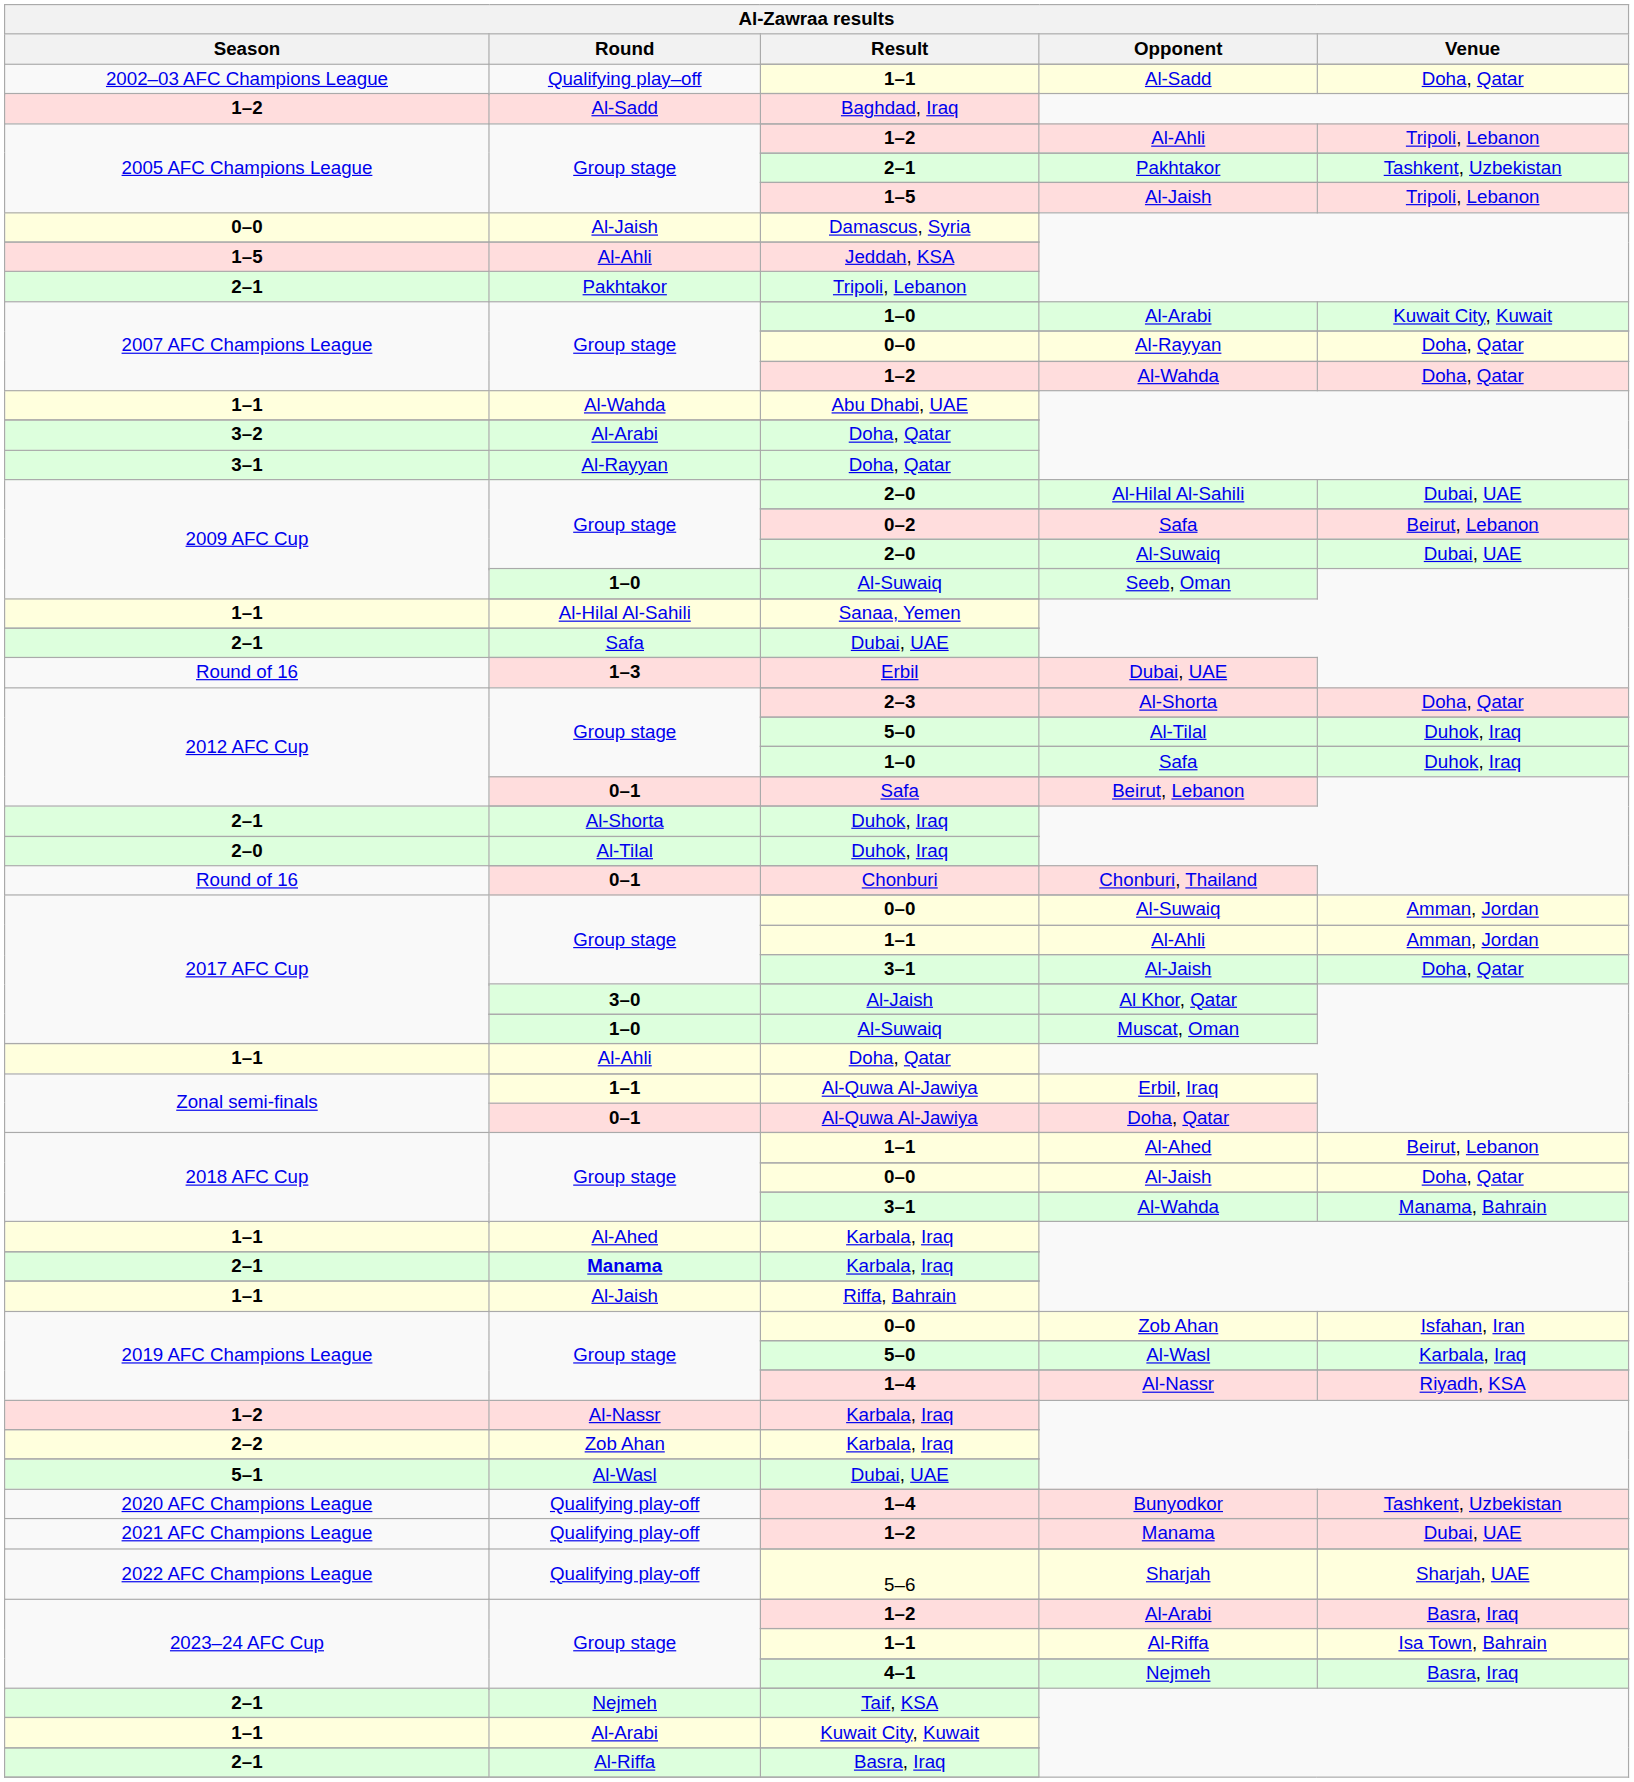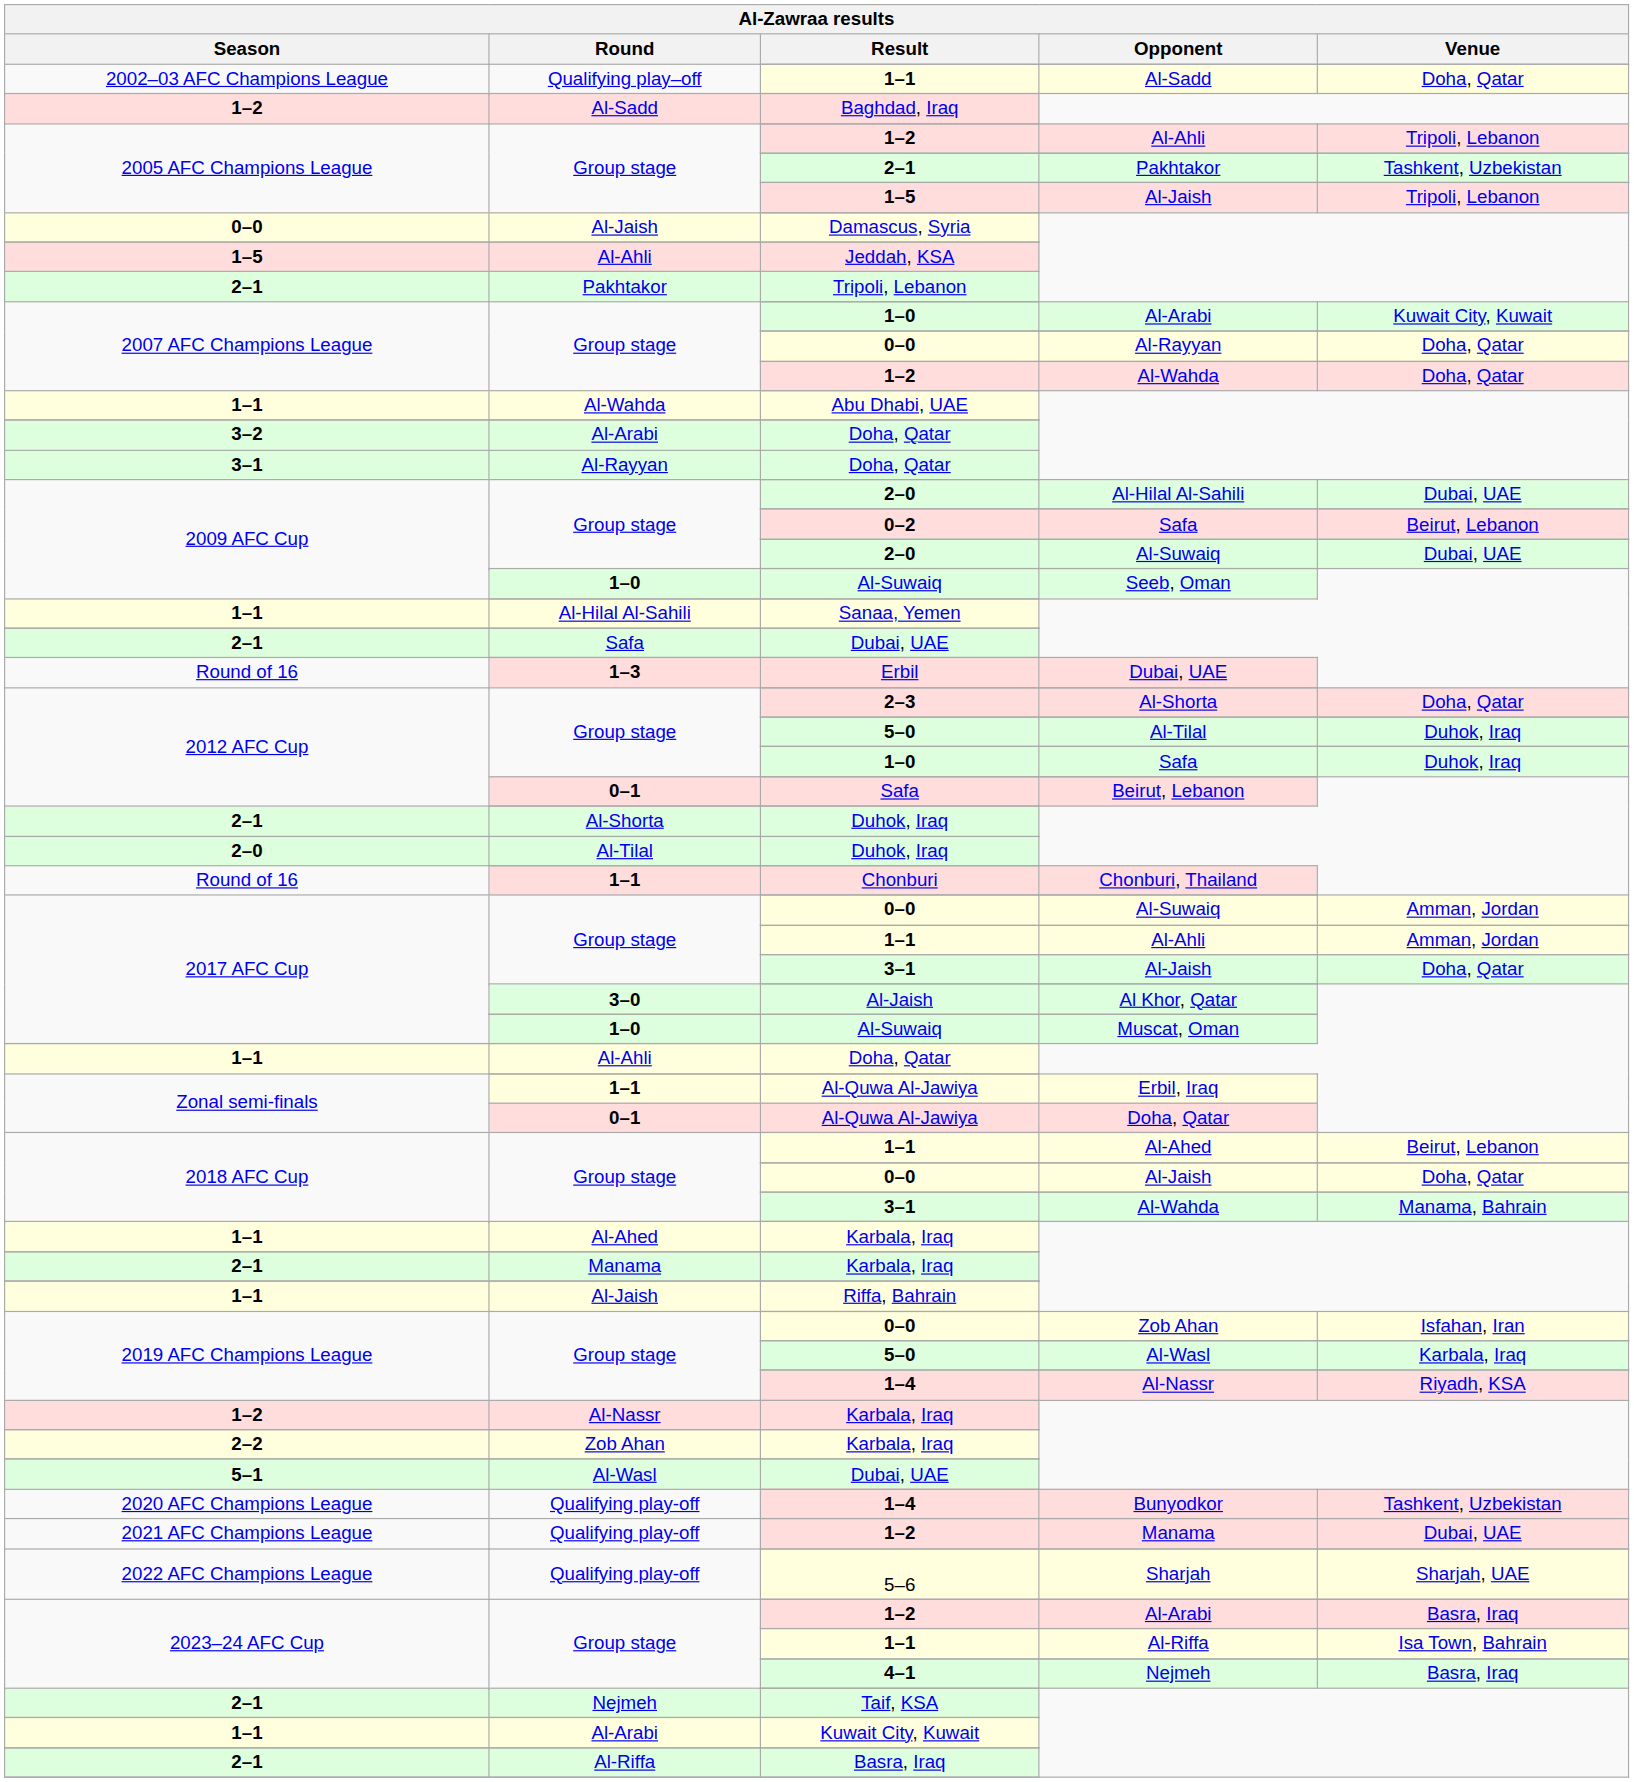(625, 880) 0–1 -> (625, 880) 1–1
(625, 1266) bold -> (625, 1266) normal
